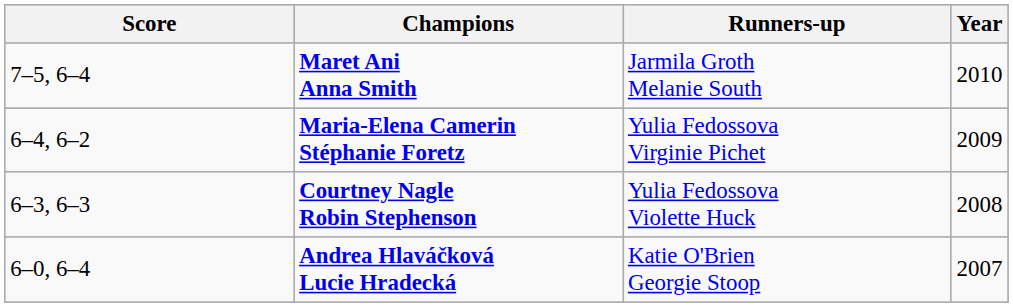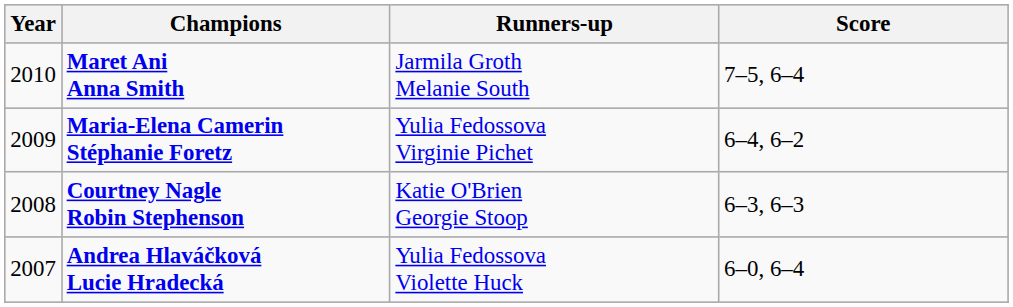columns swapped: (979, 23) <-> (149, 23)
(703, 204) Yulia Fedossova Violette Huck -> (462, 204) Katie O'Brien Georgie Stoop
(694, 269) Katie O'Brien Georgie Stoop -> (471, 269) Yulia Fedossova Violette Huck
